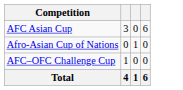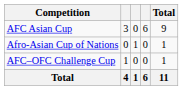+ column: (164, 12)
